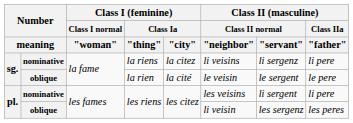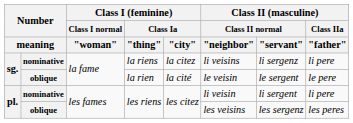(224, 93) les veisins -> (219, 93) li veisin
(219, 110) li veisin -> (224, 110) les veisins
